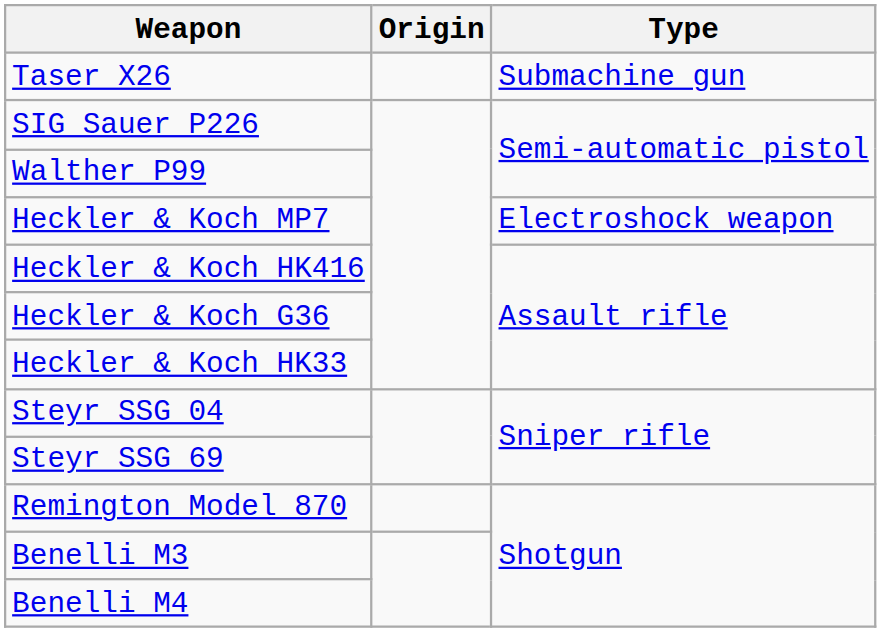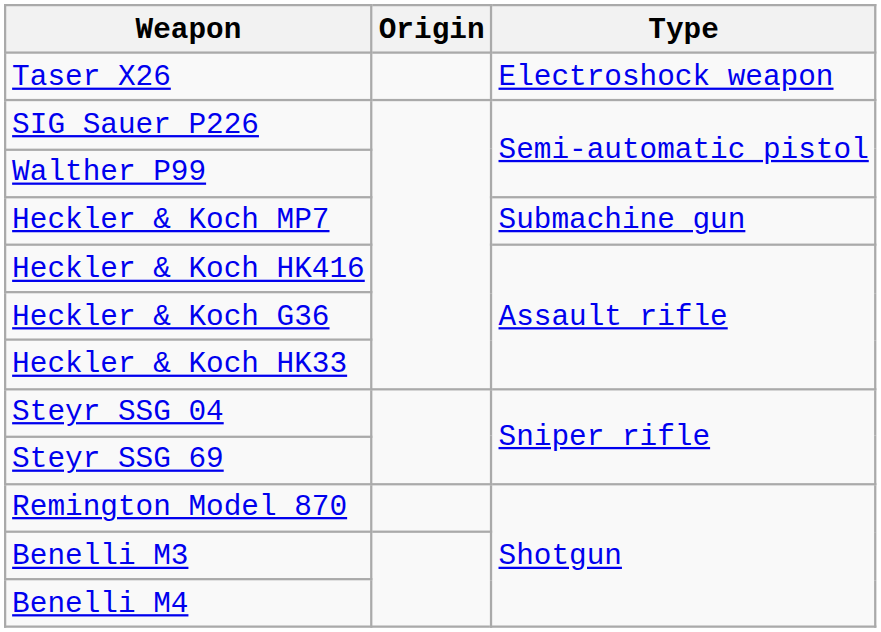(622, 77) Submachine gun -> (666, 77) Electroshock weapon
(666, 221) Electroshock weapon -> (622, 221) Submachine gun
